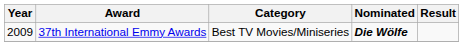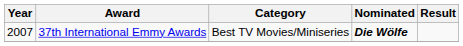(20, 32) 2009 -> (20, 32) 2007
